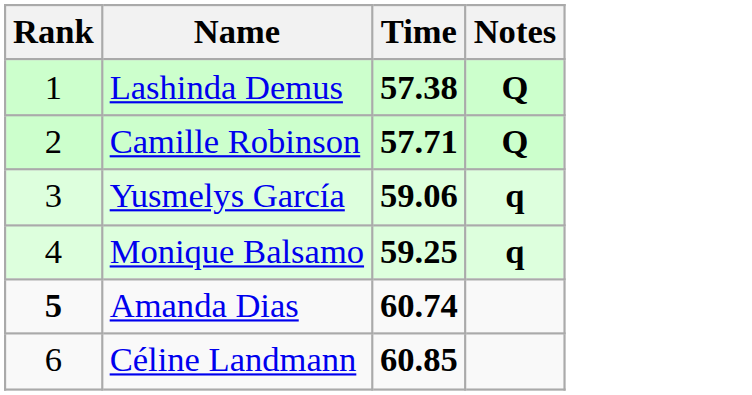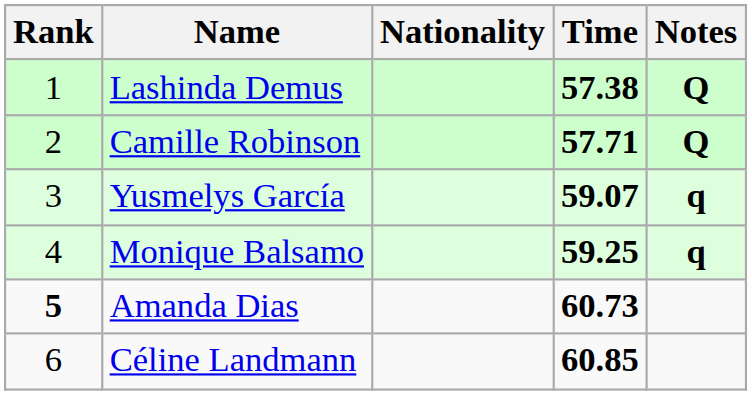+ column: (463, 31)
(419, 196) 59.06 -> (600, 196) 59.07
(419, 305) 60.74 -> (600, 305) 60.73
